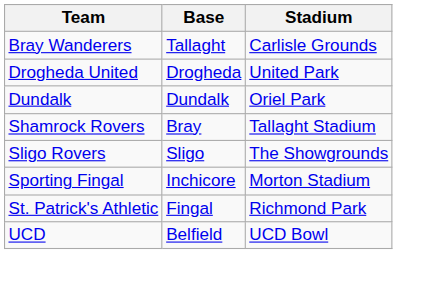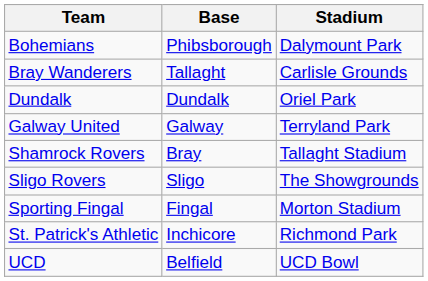+ row: (51, 45)
- row: (73, 72)
+ row: (64, 126)
(201, 180) Inchicore -> (189, 208) Fingal
(189, 208) Fingal -> (201, 235) Inchicore
